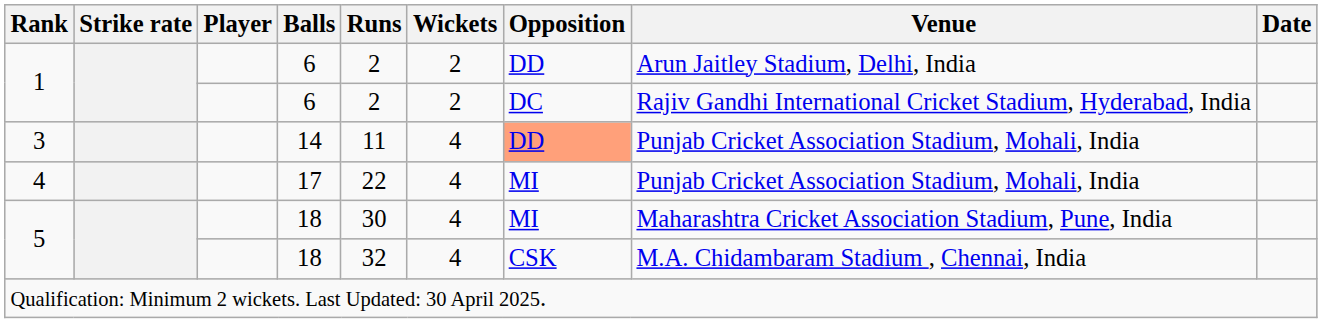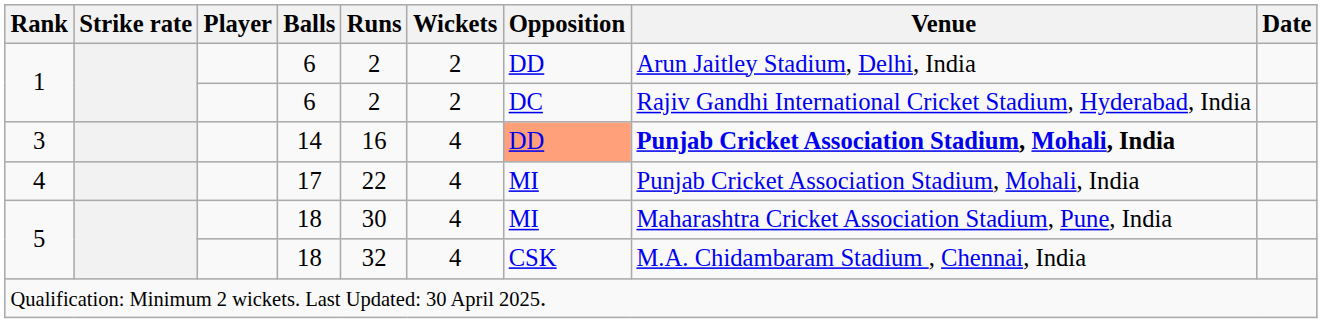(374, 141) 11 -> (374, 141) 16
(888, 141) normal -> (906, 141) bold
